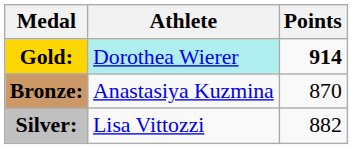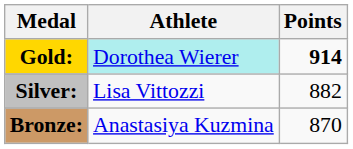rows swapped: (46, 125) <-> (46, 90)
